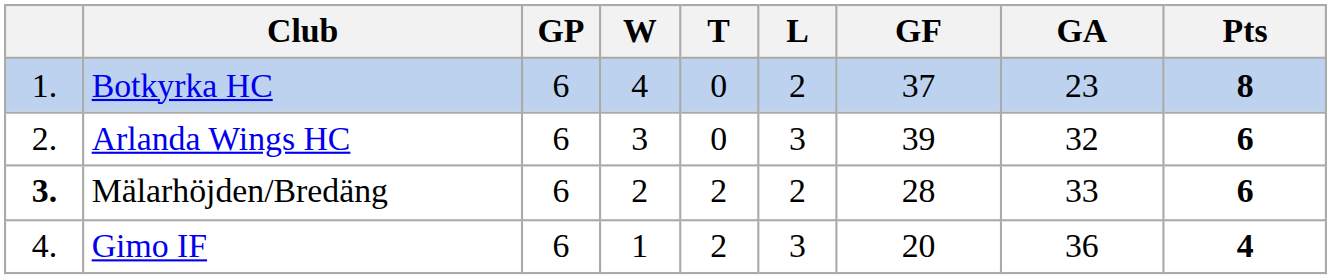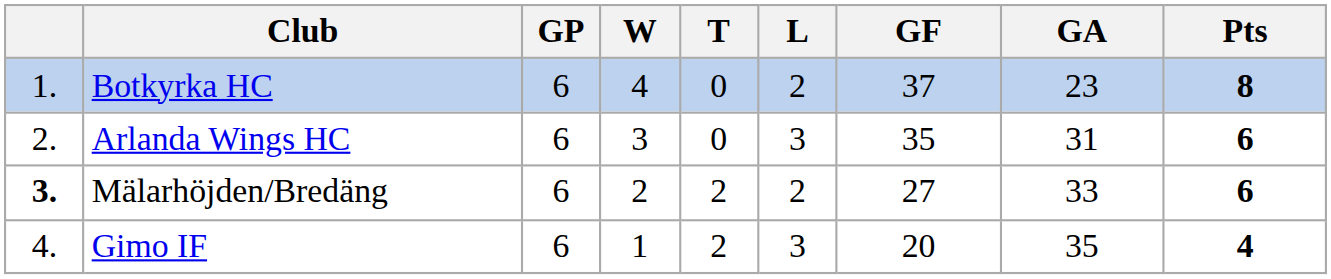(919, 138) 39 -> (919, 138) 35
(1082, 138) 32 -> (1082, 138) 31
(919, 191) 28 -> (919, 191) 27
(1082, 245) 36 -> (1082, 245) 35
